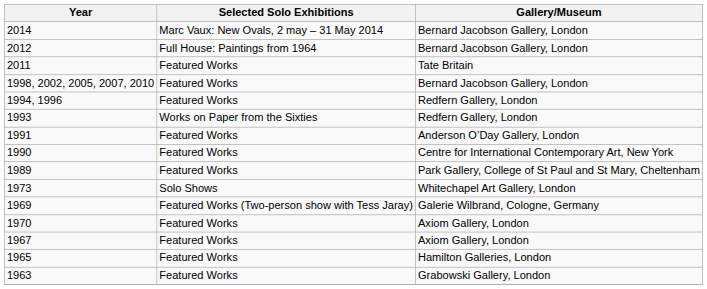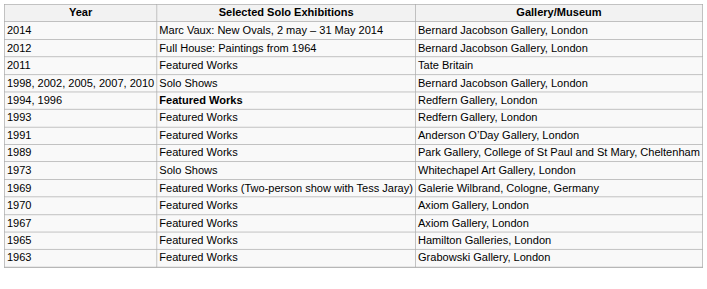(198, 83) Featured Works -> (188, 83) Solo Shows
(198, 100) normal -> (201, 100) bold
(238, 118) Works on Paper from the Sixties -> (198, 118) Featured Works
- row: (19, 153)
